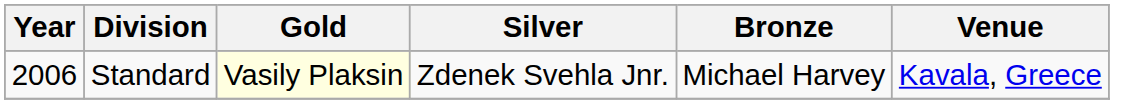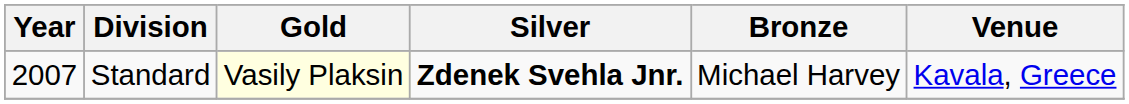(44, 74) 2006 -> (44, 74) 2007
(543, 74) normal -> (550, 74) bold
